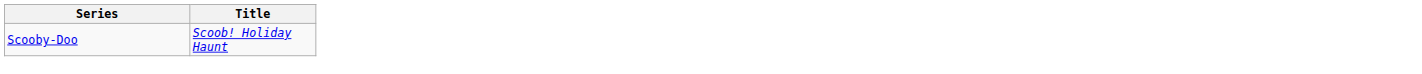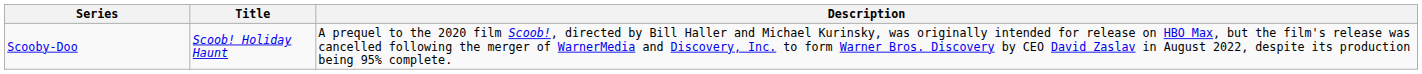+ column: (867, 14)
